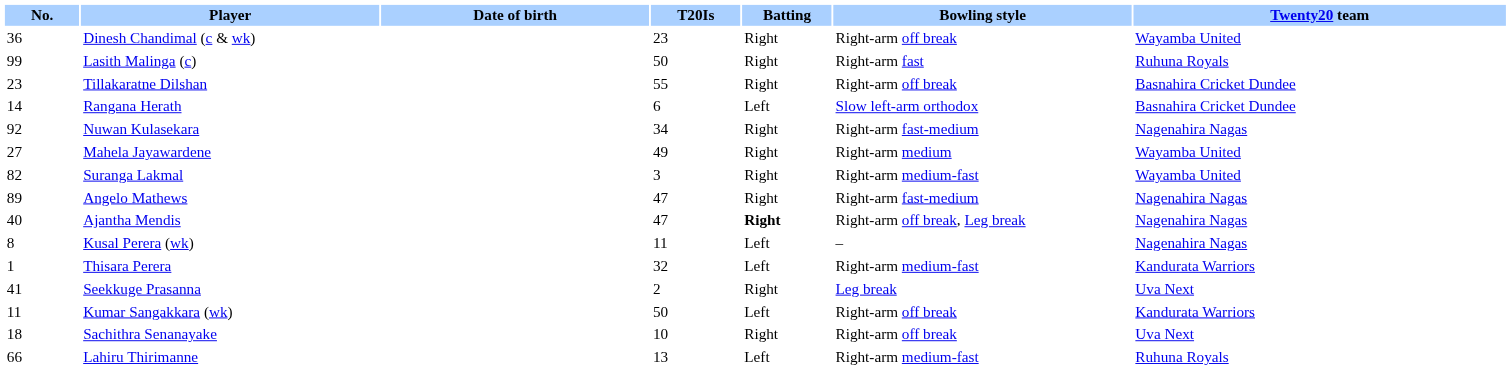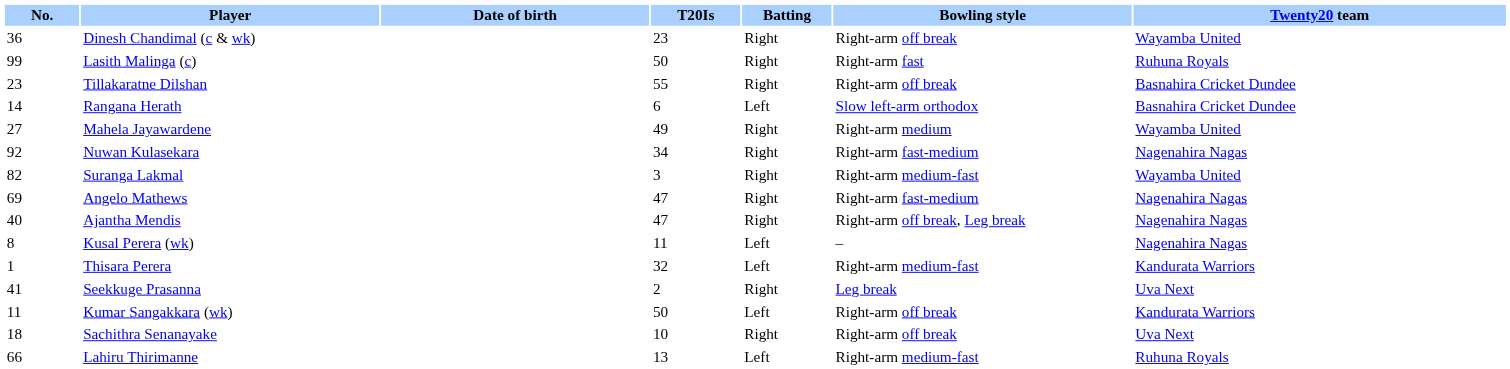rows swapped: (147, 152) <-> (141, 129)
(14, 197) 89 -> (14, 197) 69
(762, 220) bold -> (761, 220) normal
